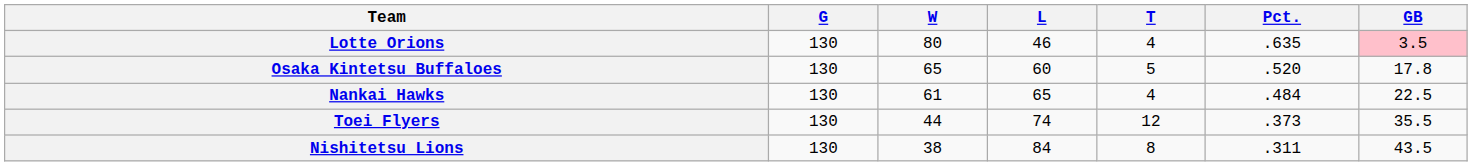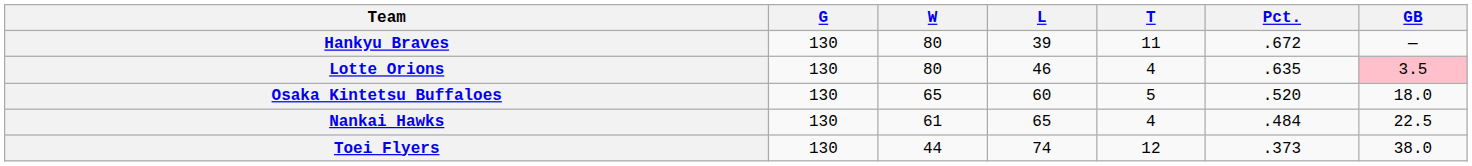+ row: (387, 44)
(1413, 70) 17.8 -> (1413, 96) 18.0
(1413, 122) 35.5 -> (1413, 148) 38.0
- row: (387, 148)
